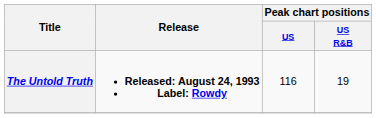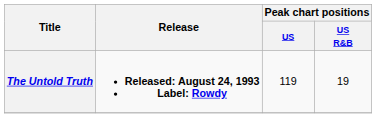(288, 81) 116 -> (288, 81) 119
